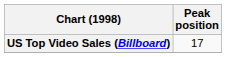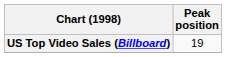(197, 43) 17 -> (197, 43) 19
